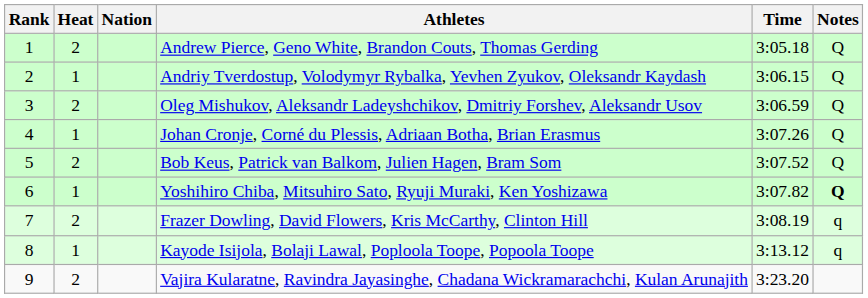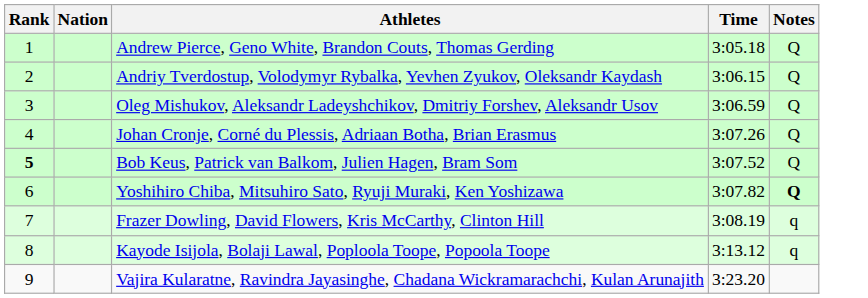- column: (75, 19)
(29, 163) normal -> (29, 163) bold
